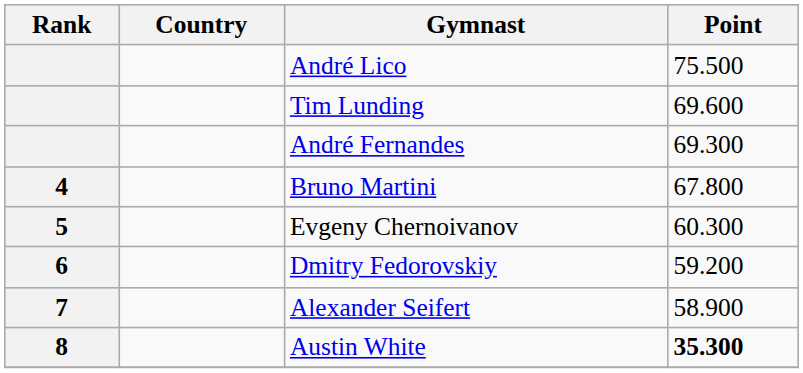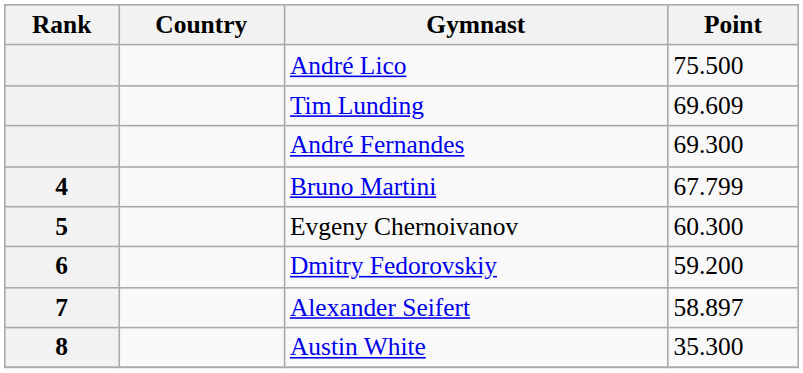(708, 105) 69.600 -> (708, 105) 69.609
(708, 186) 67.800 -> (708, 186) 67.799
(708, 307) 58.900 -> (708, 307) 58.897
(708, 347) bold -> (708, 347) normal
